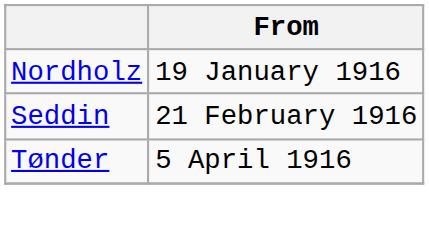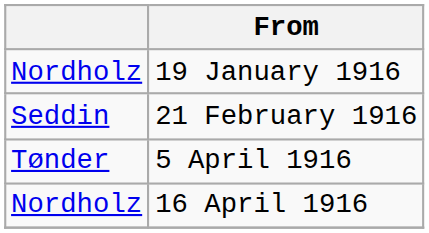+ row: (262, 205)
